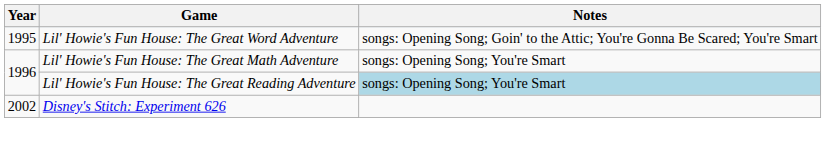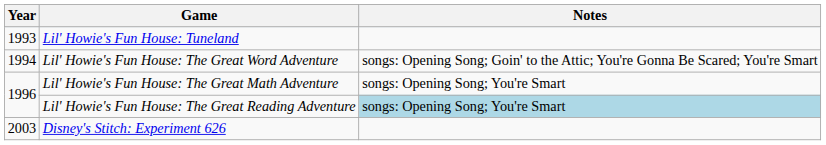+ row: (141, 38)
(22, 38) 1995 -> (22, 60) 1994
(22, 106) 2002 -> (22, 128) 2003
